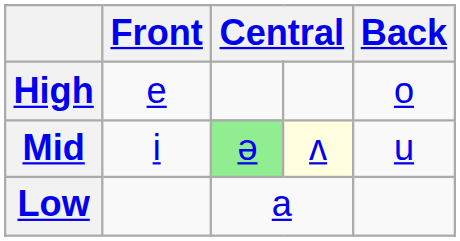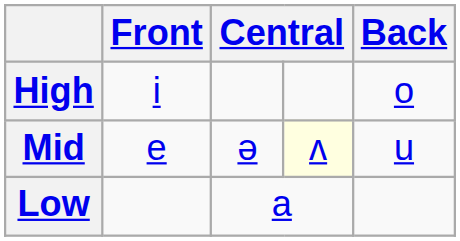(157, 90) e -> (157, 90) i
(157, 147) i -> (157, 147) e
(247, 147) lightgreen background -> (247, 147) no background
